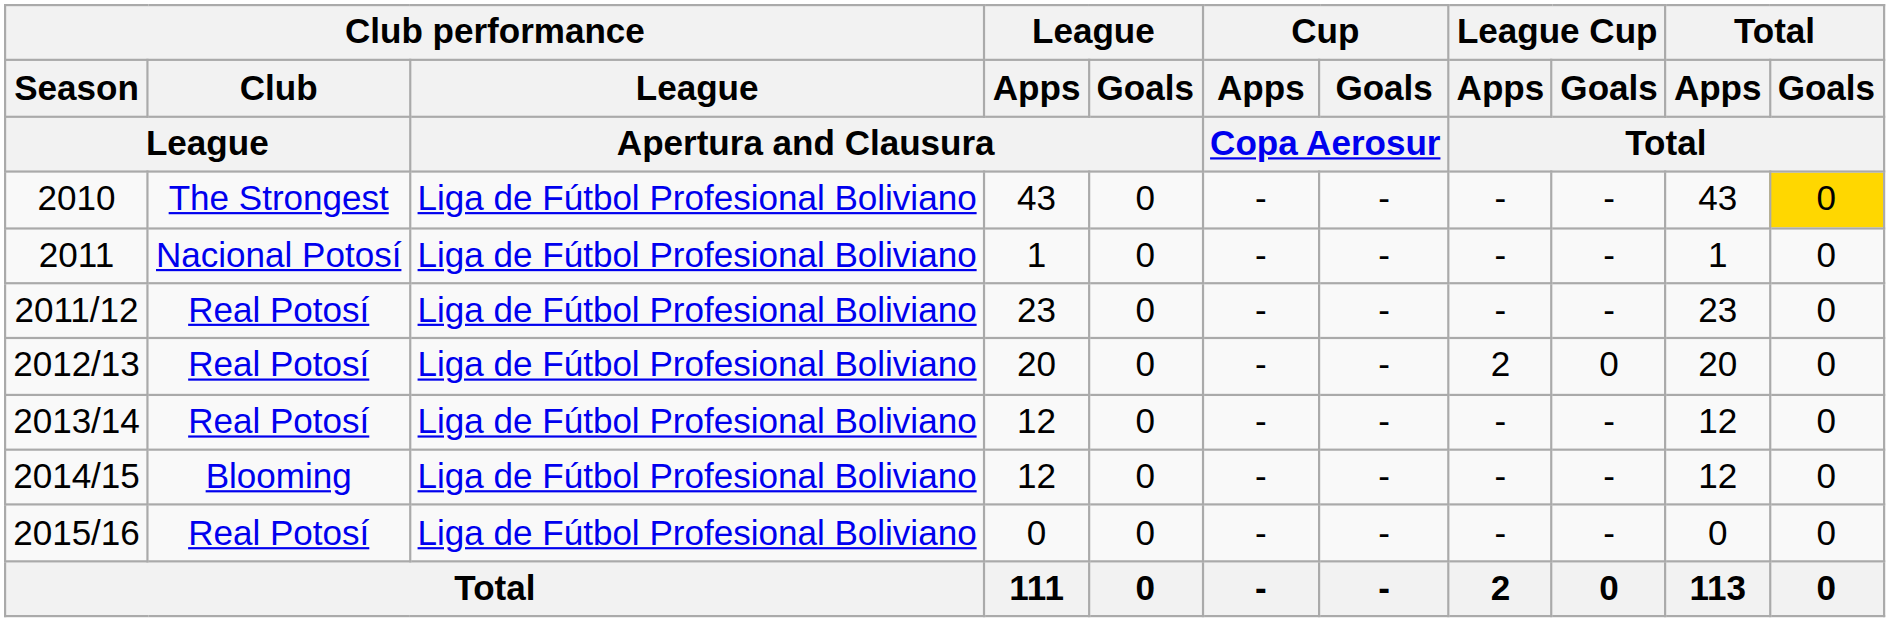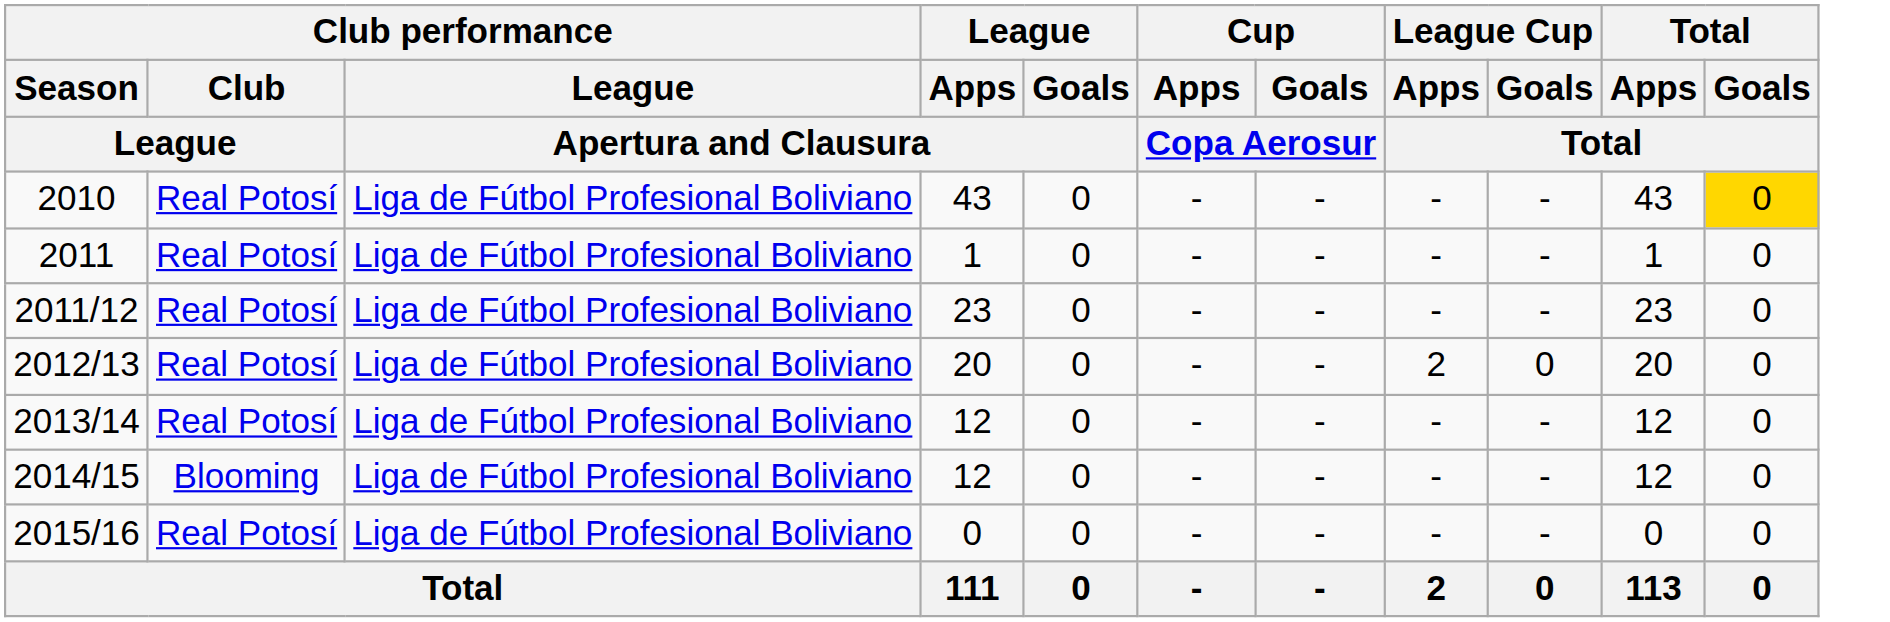(279, 198) The Strongest -> (247, 198) Real Potosí
(279, 254) Nacional Potosí -> (247, 254) Real Potosí
